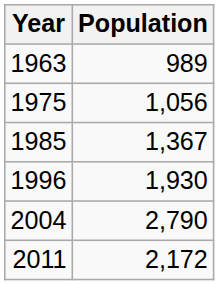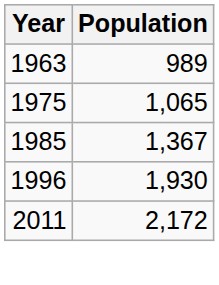(176, 102) 1,056 -> (176, 102) 1,065
- row: (39, 220)
